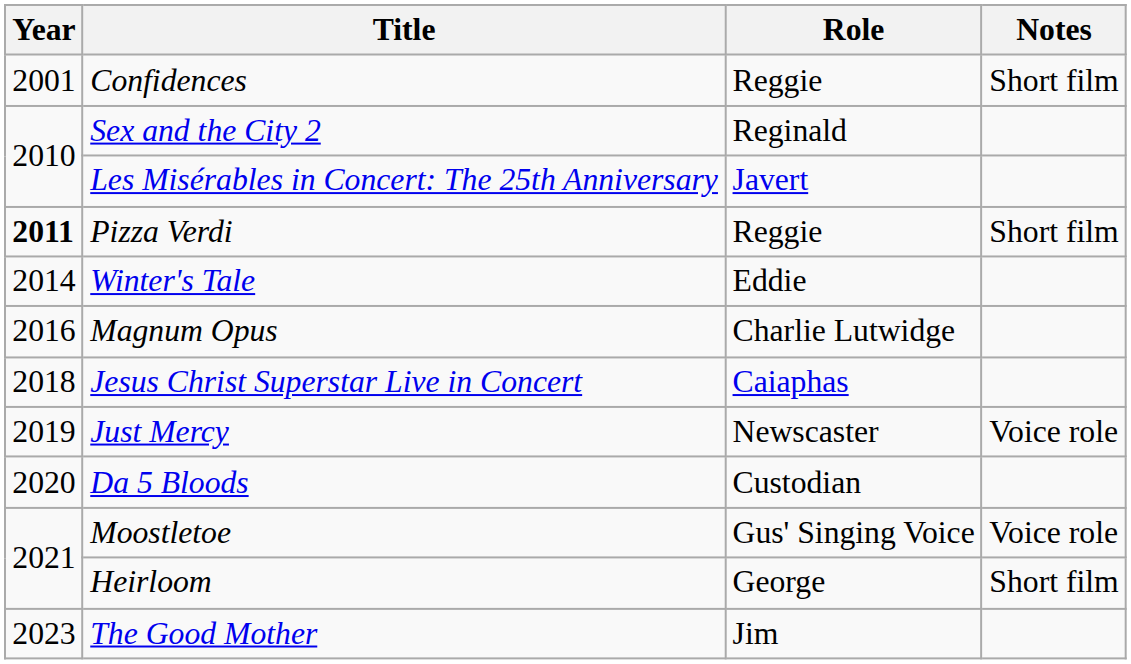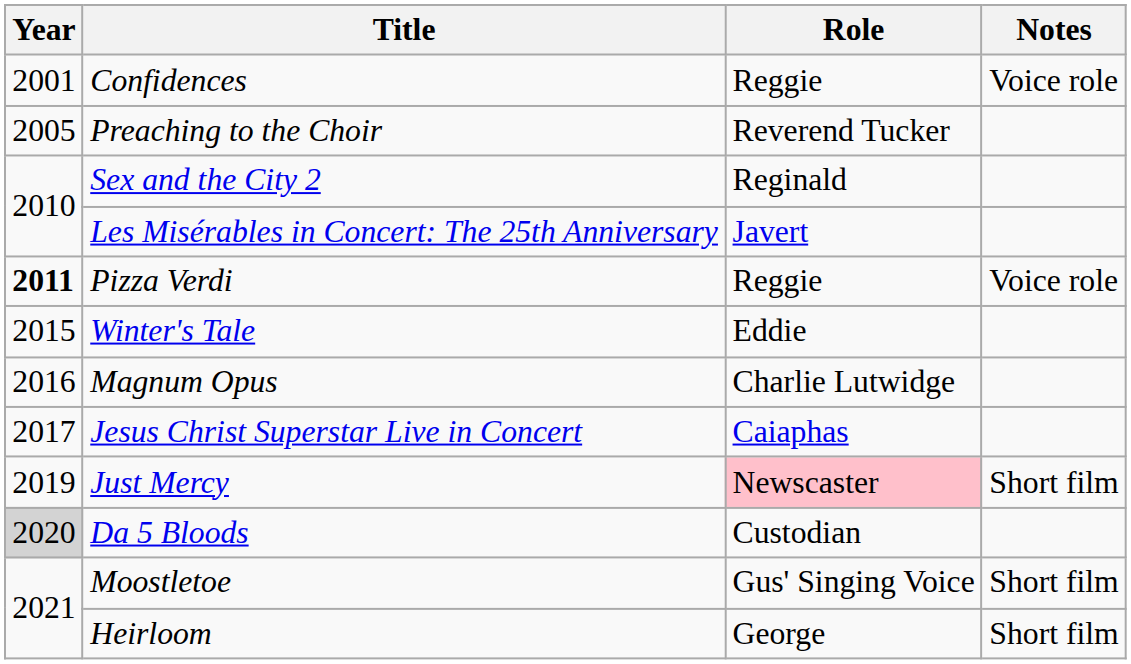(1054, 79) Short film -> (1054, 79) Voice role
+ row: (236, 130)
(1054, 230) Short film -> (1054, 280) Voice role
(44, 280) 2014 -> (44, 331) 2015
(44, 381) 2018 -> (44, 431) 2017
(806, 431) no background -> (806, 481) pink background
(1054, 431) Voice role -> (1054, 481) Short film
(44, 481) no background -> (44, 532) lightgrey background
(1054, 532) Voice role -> (1054, 582) Short film
- row: (204, 632)
